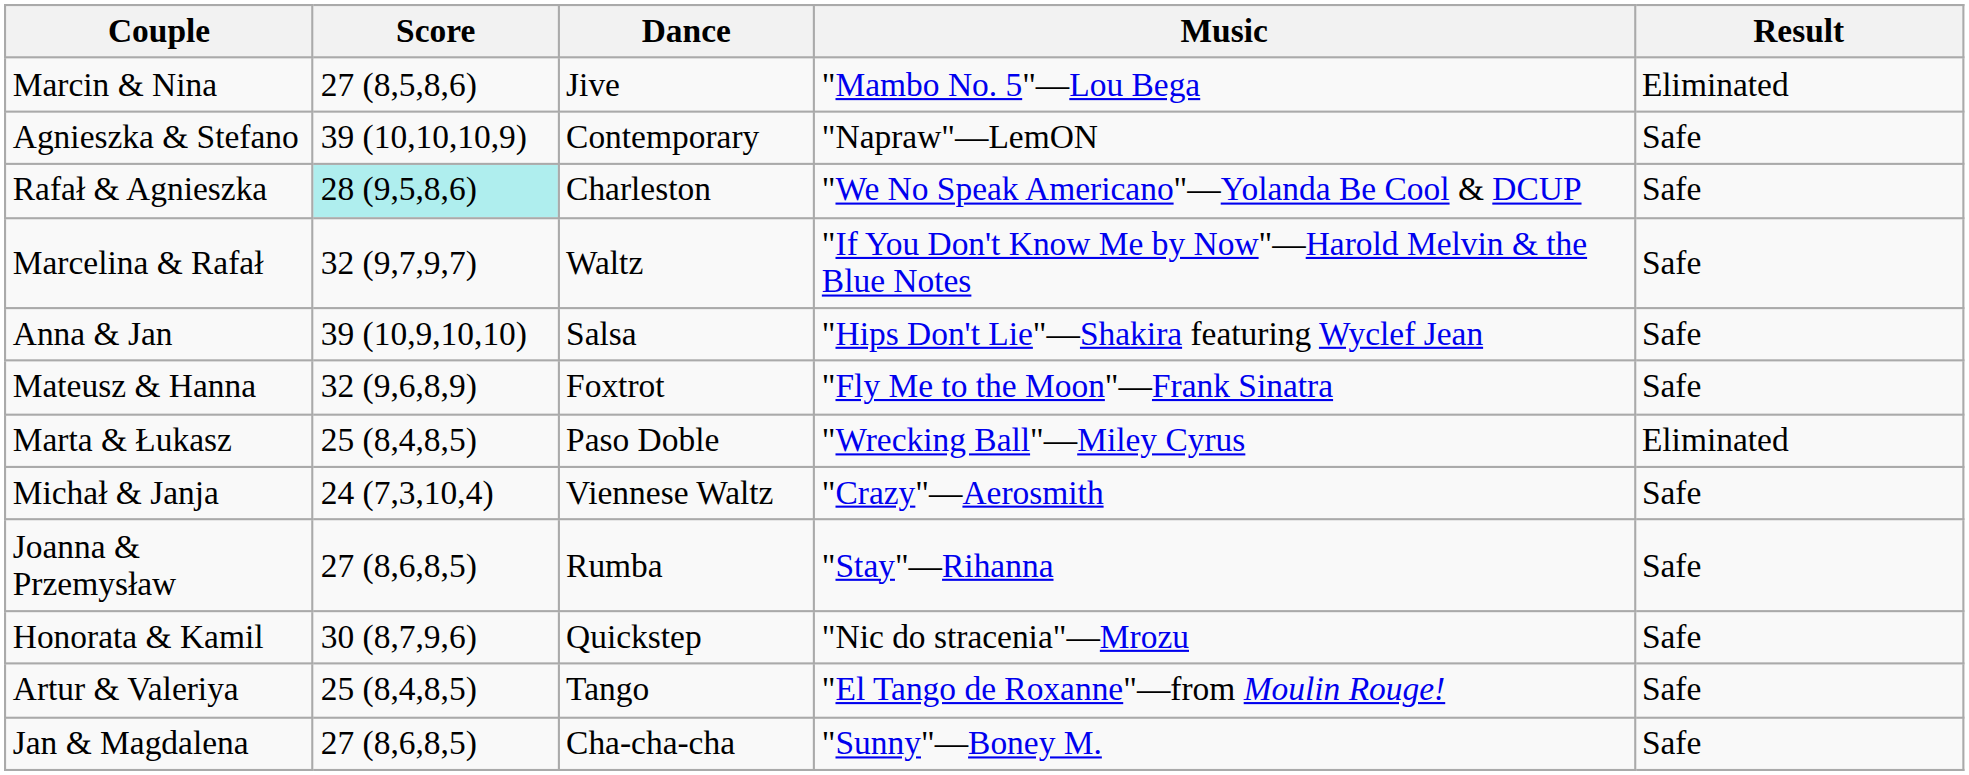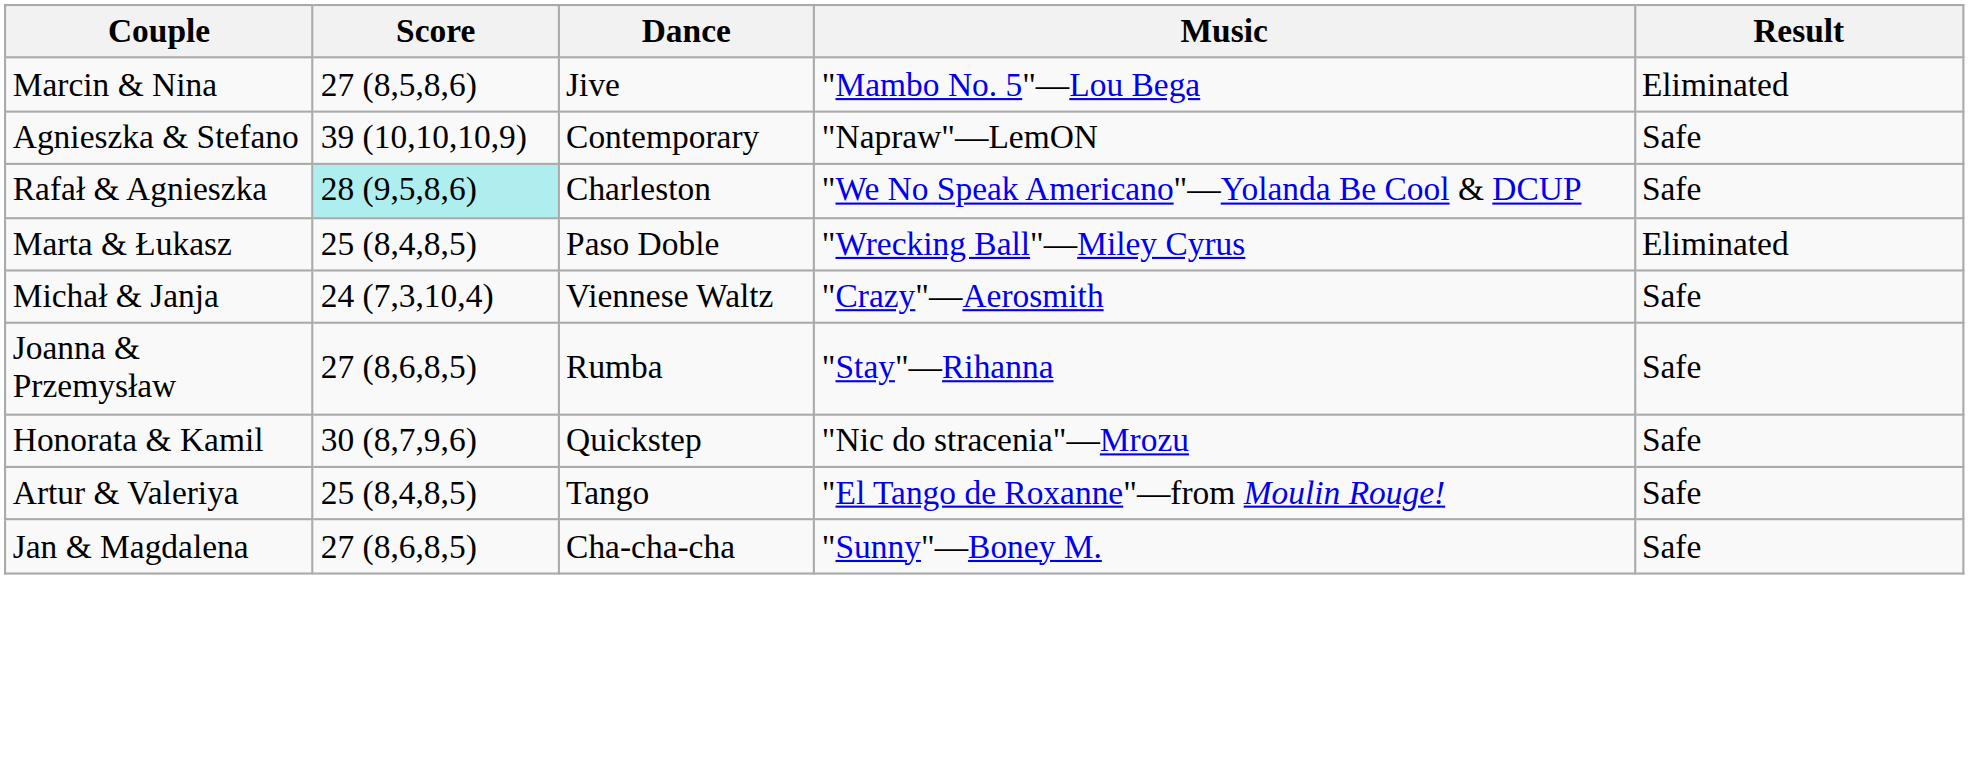- row: (138, 261)
- row: (93, 333)
- row: (134, 386)
